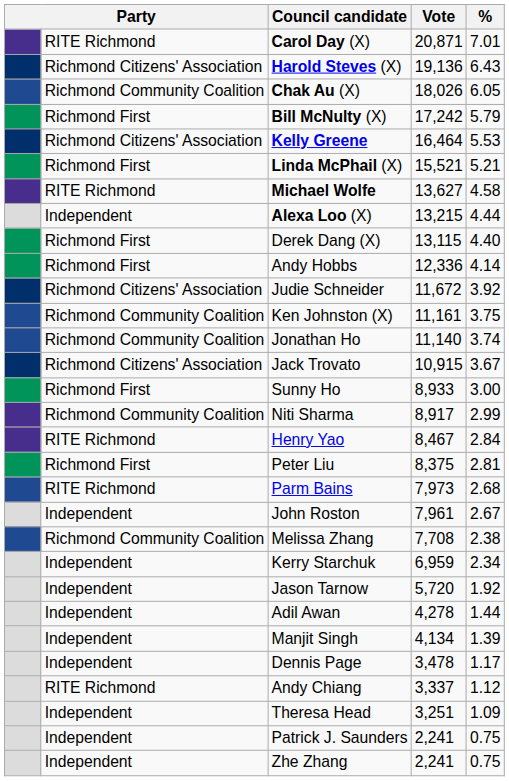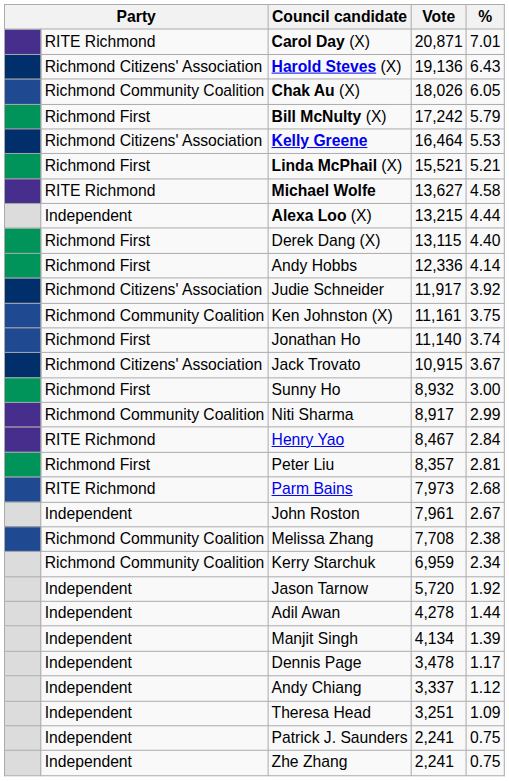(438, 290) 11,672 -> (438, 290) 11,917
(155, 340) Richmond Community Coalition -> (97, 340) Richmond First
(434, 389) 8,933 -> (434, 389) 8,932
(434, 464) 8,375 -> (434, 464) 8,357
(88, 564) Independent -> (155, 564) Richmond Community Coalition
(100, 688) RITE Richmond -> (88, 688) Independent
